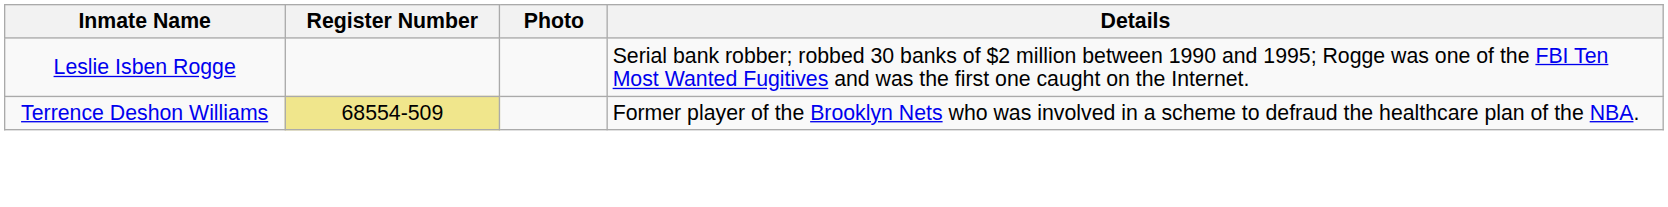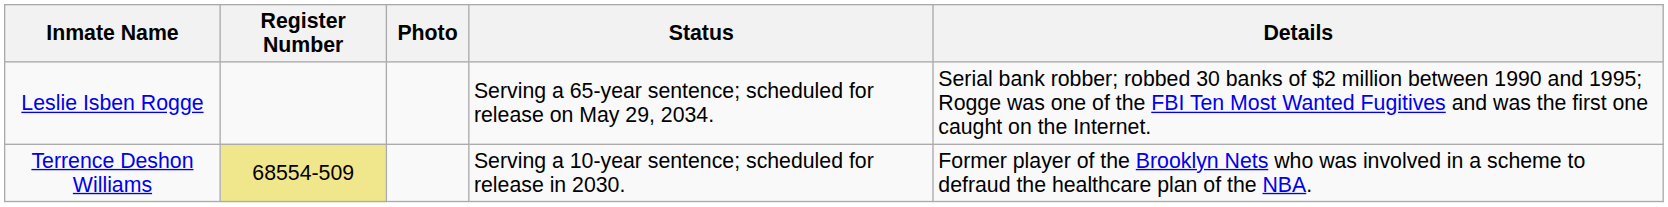+ column: (701, 33)
